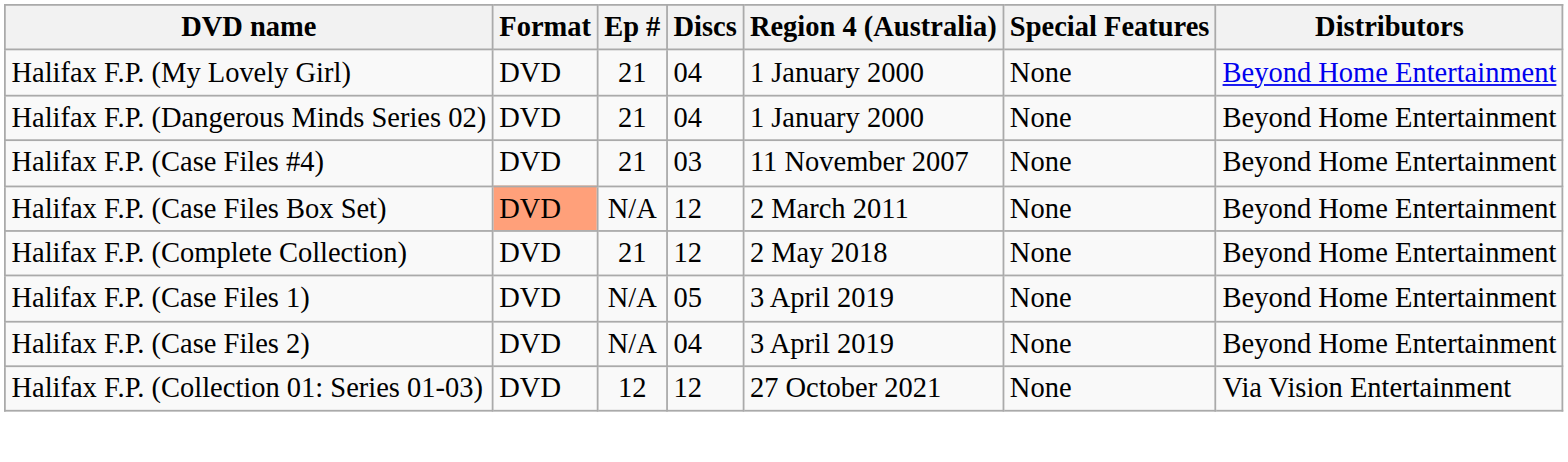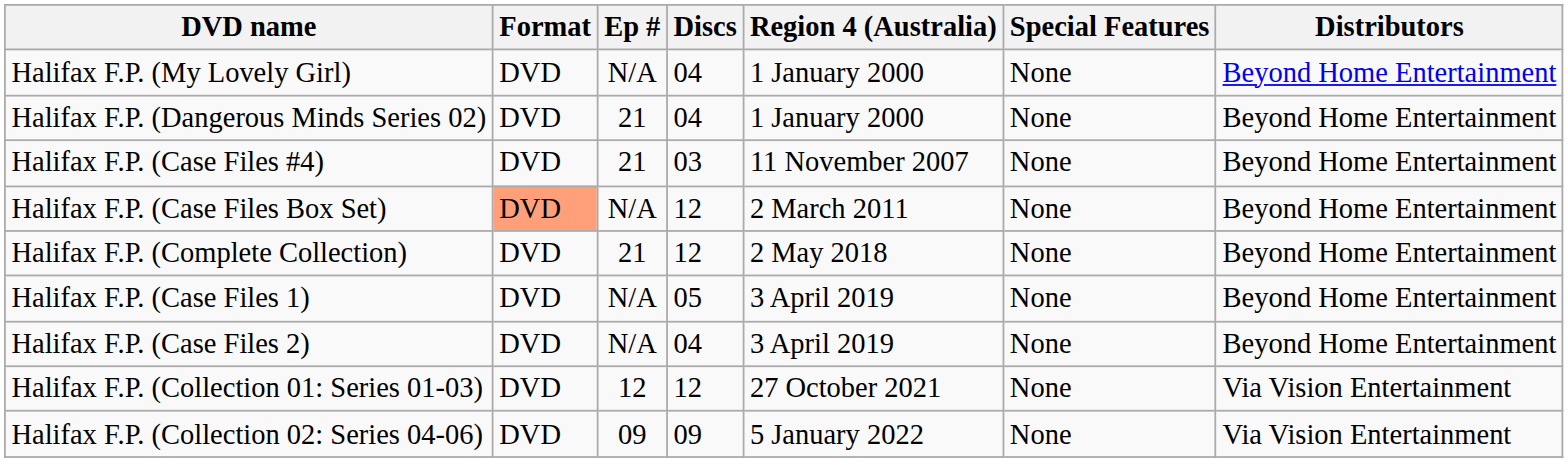(632, 72) 21 -> (632, 72) N/A
+ row: (247, 433)
